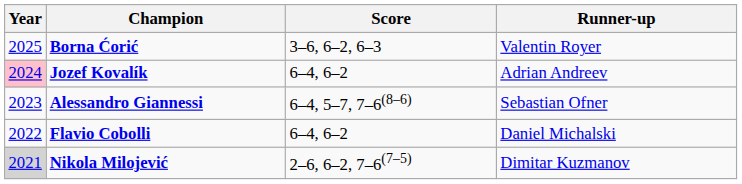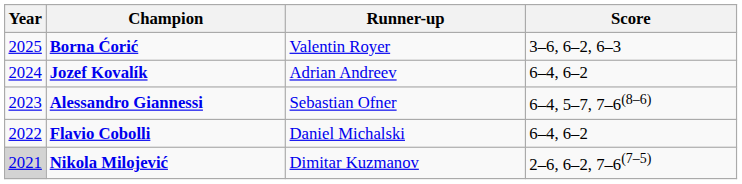columns swapped: (616, 18) <-> (391, 18)
(25, 73) pink background -> (25, 73) no background
